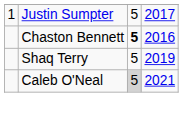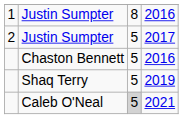+ row: (67, 15)
(11, 15) 1 -> (11, 37) 2
(134, 37) bold -> (134, 59) normal
